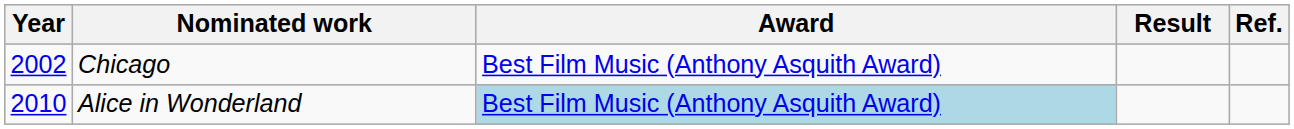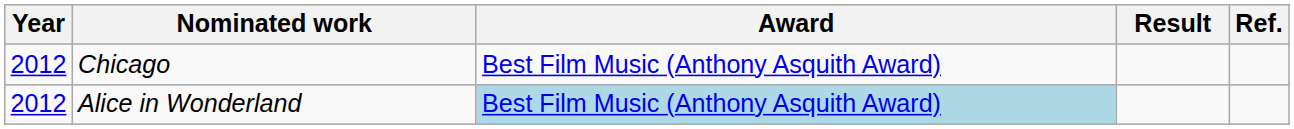(39, 64) 2002 -> (39, 64) 2012
(39, 104) 2010 -> (39, 104) 2012
